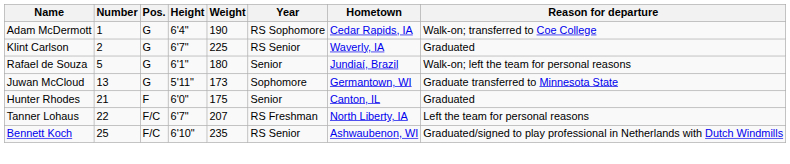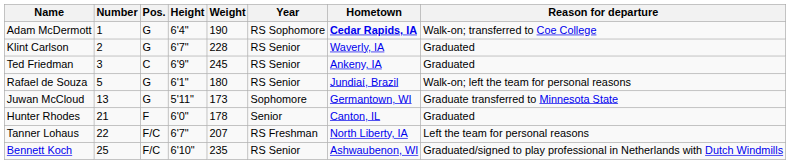(371, 30) normal -> (373, 30) bold
(219, 47) 225 -> (219, 47) 228
+ row: (40, 64)
(266, 64) Senior -> (275, 82) RS Senior
(219, 99) 175 -> (219, 116) 178
